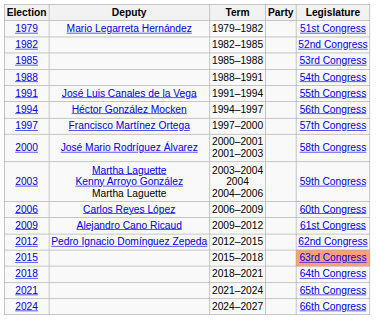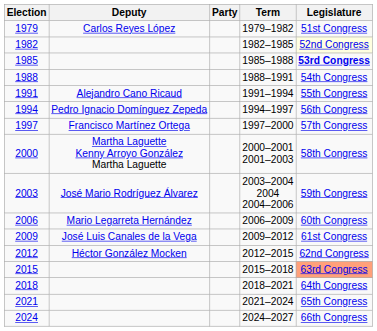columns swapped: (281, 12) <-> (238, 12)
(129, 28) Mario Legarreta Hernández -> (129, 28) Carlos Reyes López
(333, 45) no background -> (334, 45) lightyellow background
(333, 61) normal -> (334, 61) bold
(129, 93) José Luis Canales de la Vega -> (129, 93) Alejandro Cano Ricaud
(129, 110) Héctor González Mocken -> (129, 110) Pedro Ignacio Domínguez Zepeda
(129, 148) José Mario Rodríguez Álvarez -> (129, 154) Martha Laguette Kenny Arroyo González Martha Laguette
(129, 181) Martha Laguette Kenny Arroyo González Martha Laguette -> (129, 193) José Mario Rodríguez Álvarez
(129, 209) Carlos Reyes López -> (129, 221) Mario Legarreta Hernández
(129, 225) Alejandro Cano Ricaud -> (129, 237) José Luis Canales de la Vega
(129, 242) Pedro Ignacio Domínguez Zepeda -> (129, 253) Héctor González Mocken
